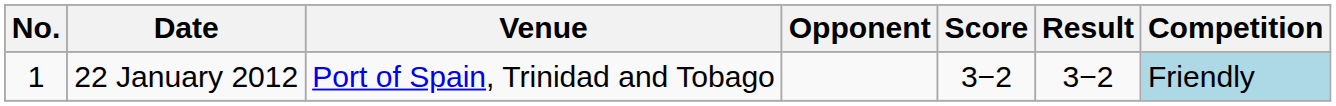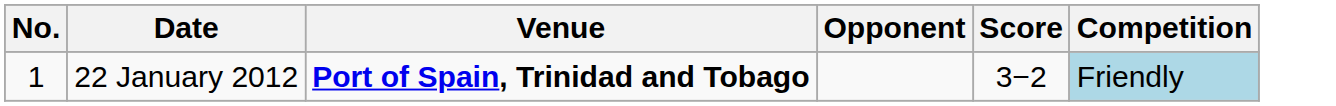- column: (1088, 28)
(544, 76) normal -> (561, 76) bold
